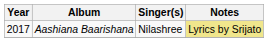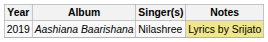(18, 29) 2017 -> (18, 29) 2019
